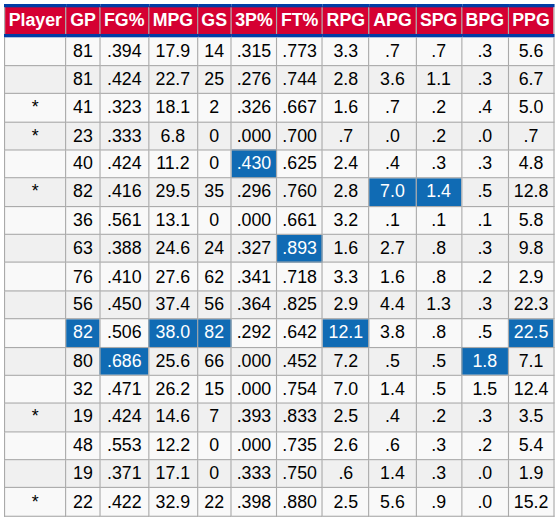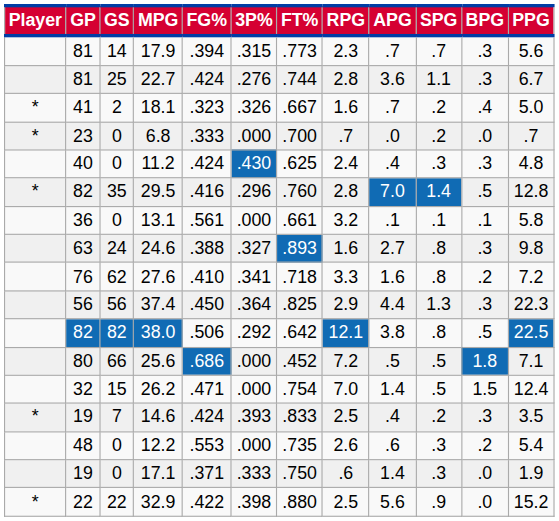columns swapped: (214, 20) <-> (124, 20)
(346, 51) 3.3 -> (346, 51) 2.3
(531, 276) 2.9 -> (531, 276) 7.2
